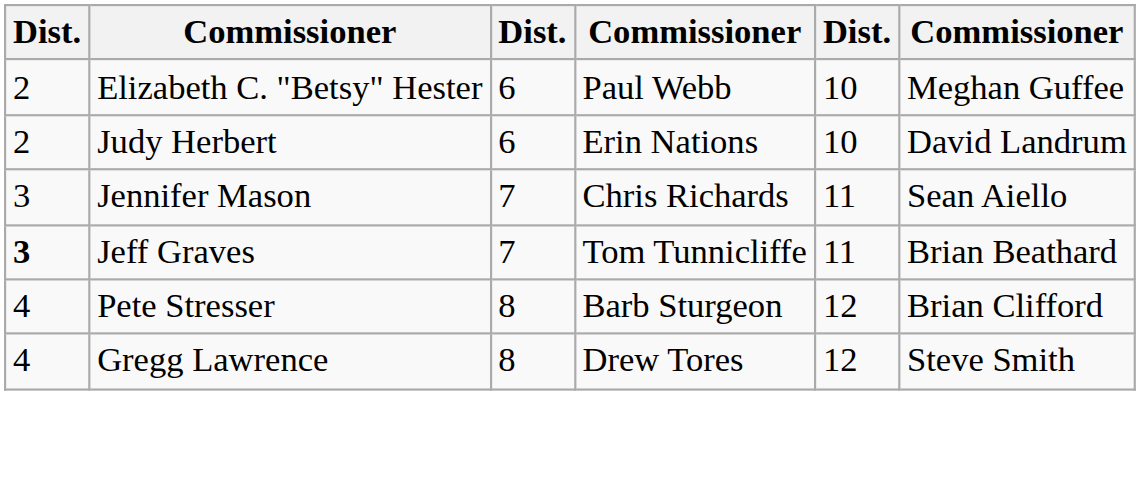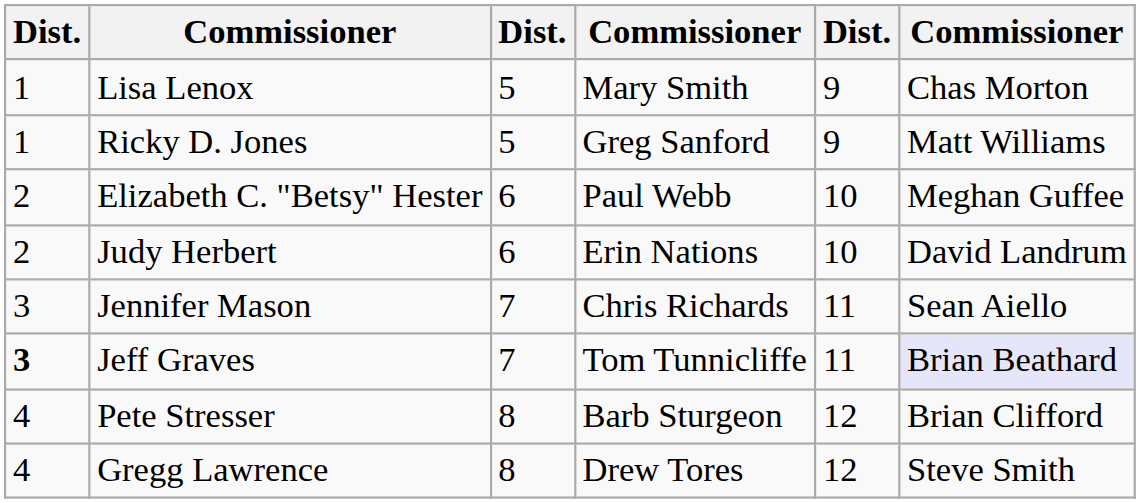+ row: (175, 86)
+ row: (202, 141)
(1012, 251) no background -> (1012, 360) lavender background
